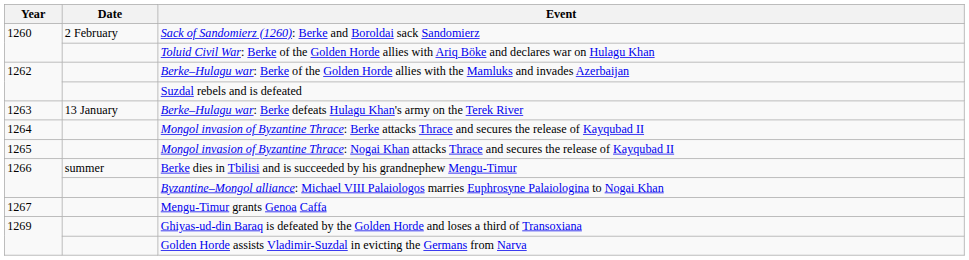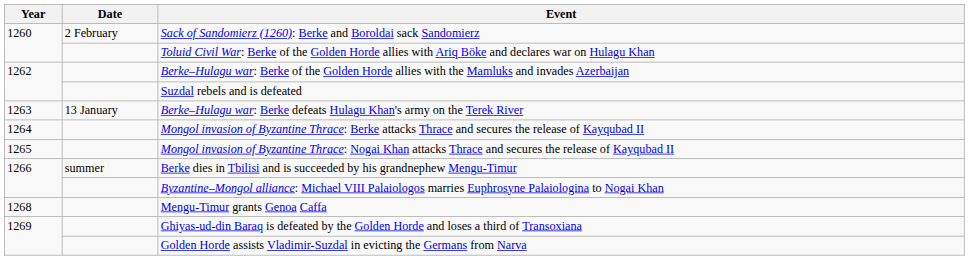(19, 206) 1267 -> (19, 206) 1268
